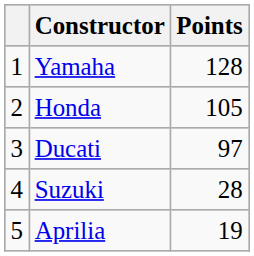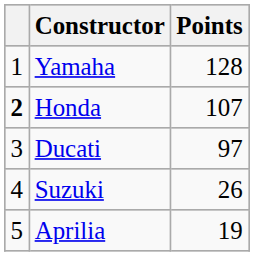(17, 107) normal -> (17, 107) bold
(224, 107) 105 -> (224, 107) 107
(230, 189) 28 -> (230, 189) 26
